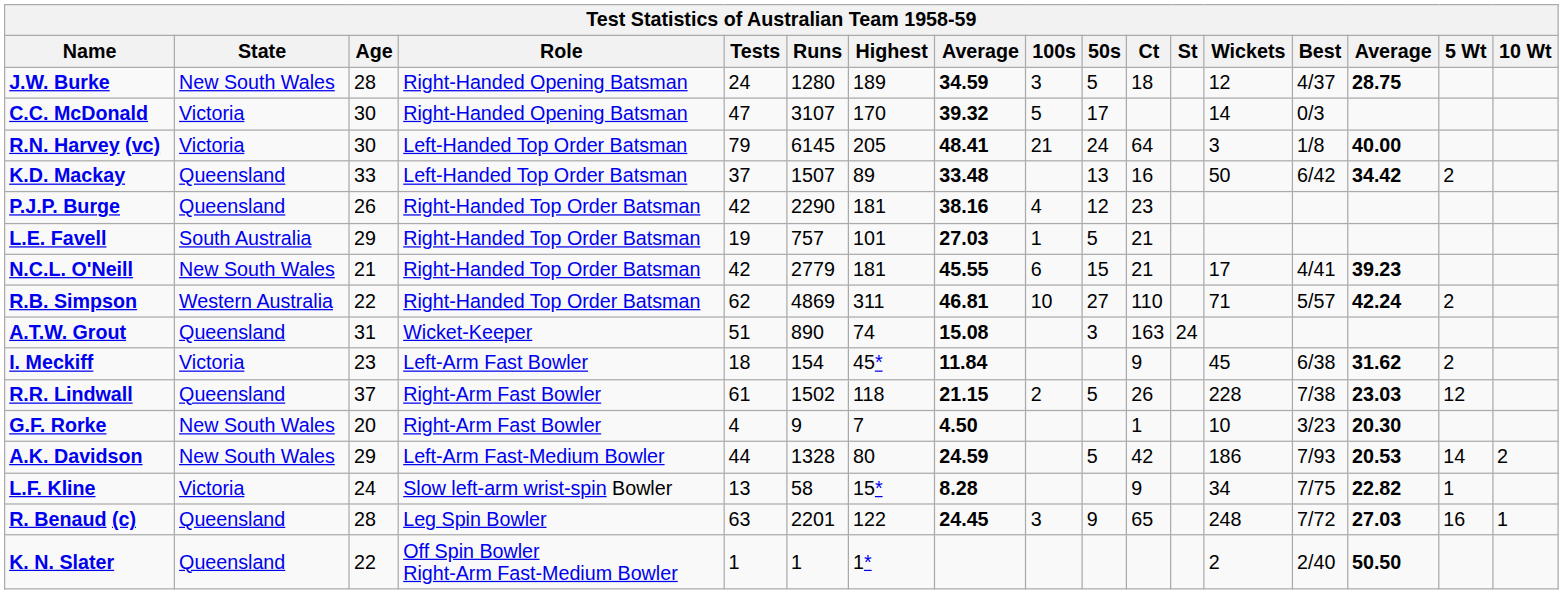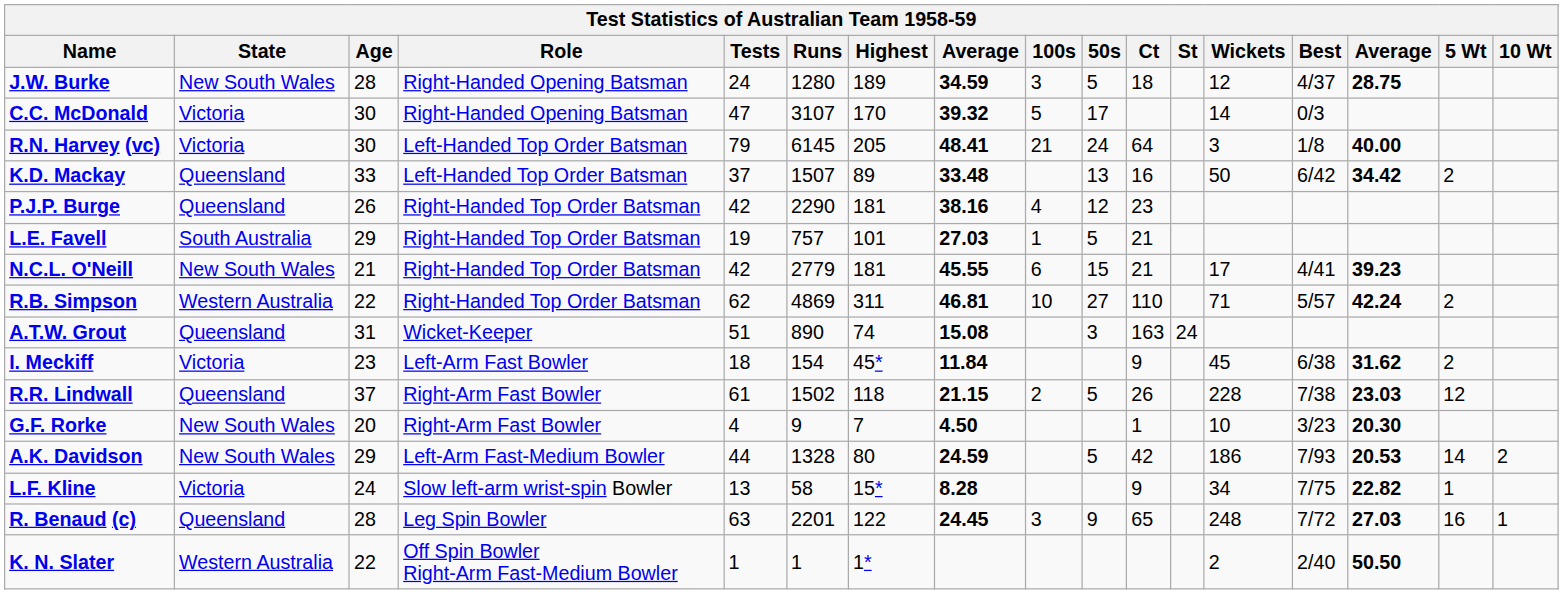(232, 561) Queensland -> (256, 561) Western Australia
